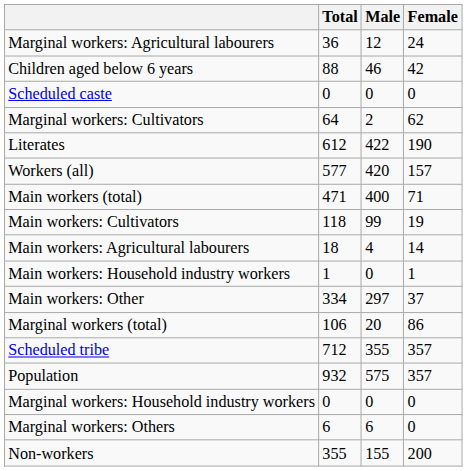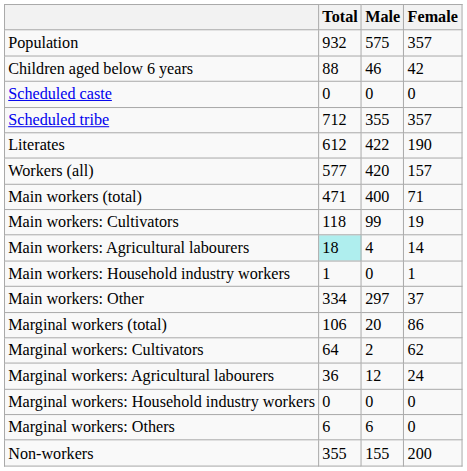rows swapped: (43, 376) <-> (141, 42)
rows swapped: (59, 350) <-> (106, 119)
(330, 247) no background -> (330, 247) paleturquoise background
